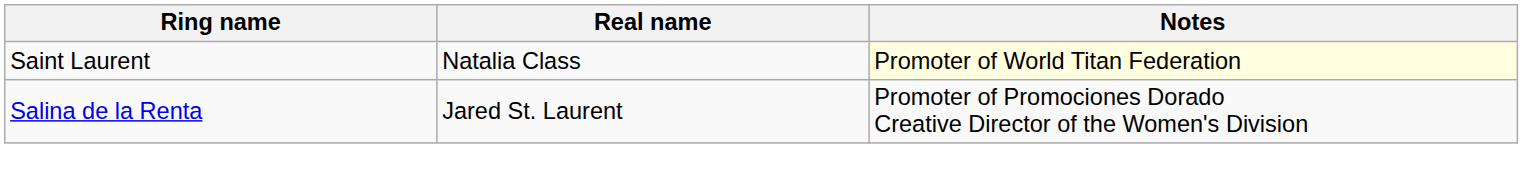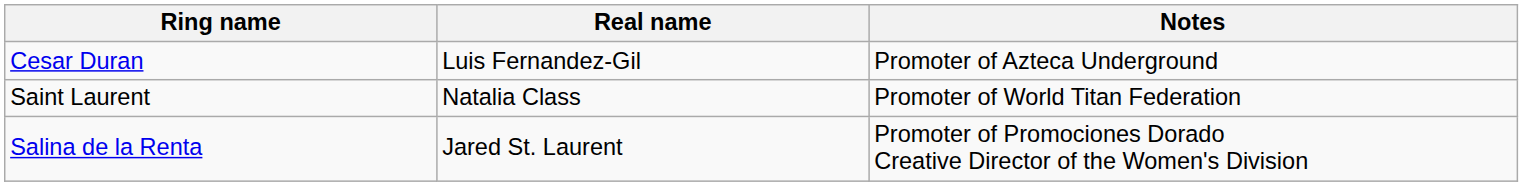+ row: (77, 60)
(1058, 60) lightyellow background -> (1058, 97) no background
